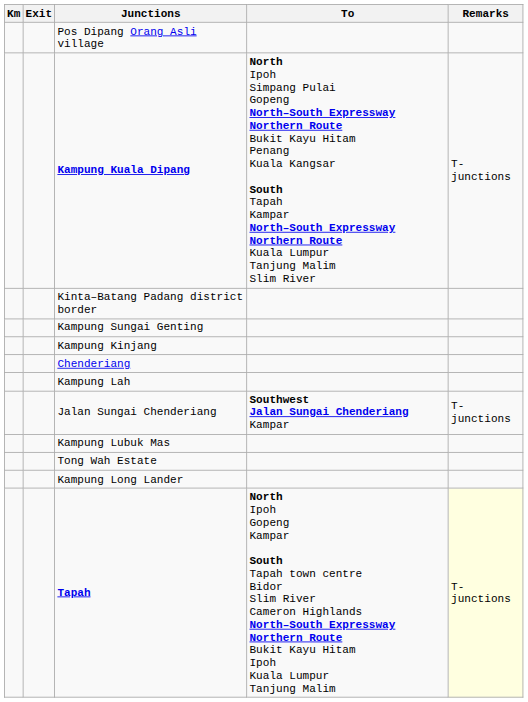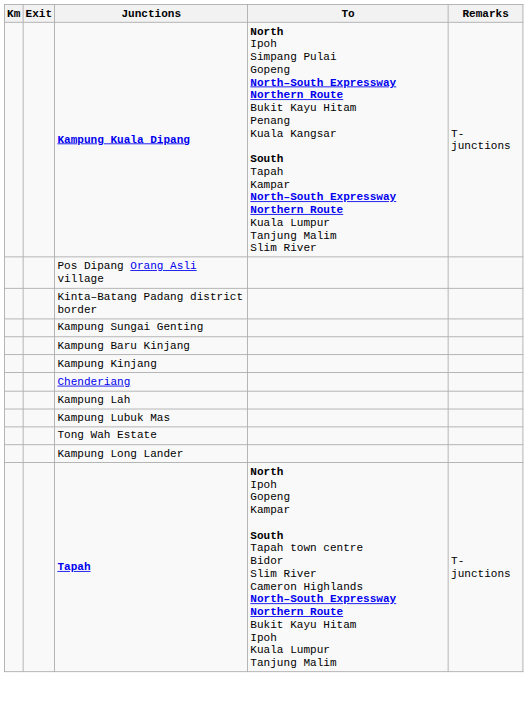rows swapped: (124, 171) <-> (127, 38)
+ row: (124, 346)
- row: (137, 413)
(481, 593) lightyellow background -> (481, 567) no background
